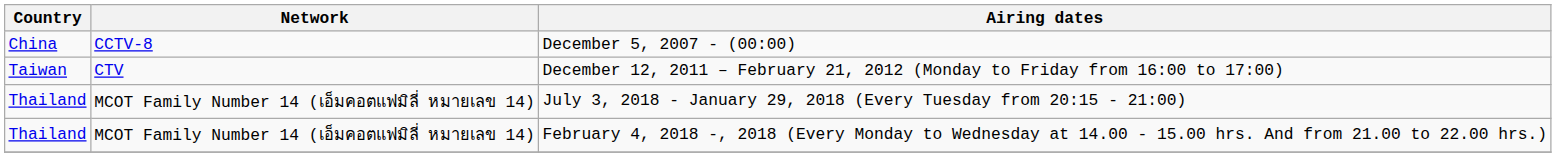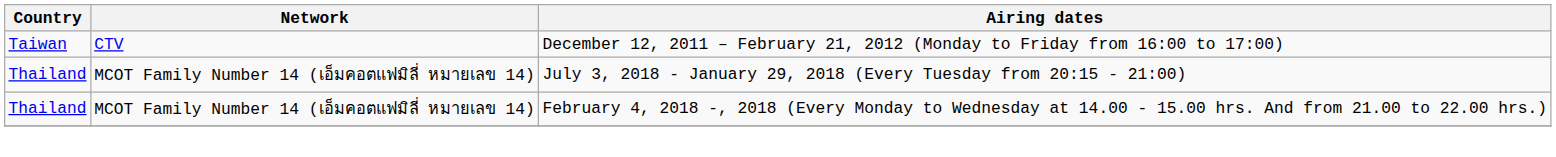- row: (669, 44)
